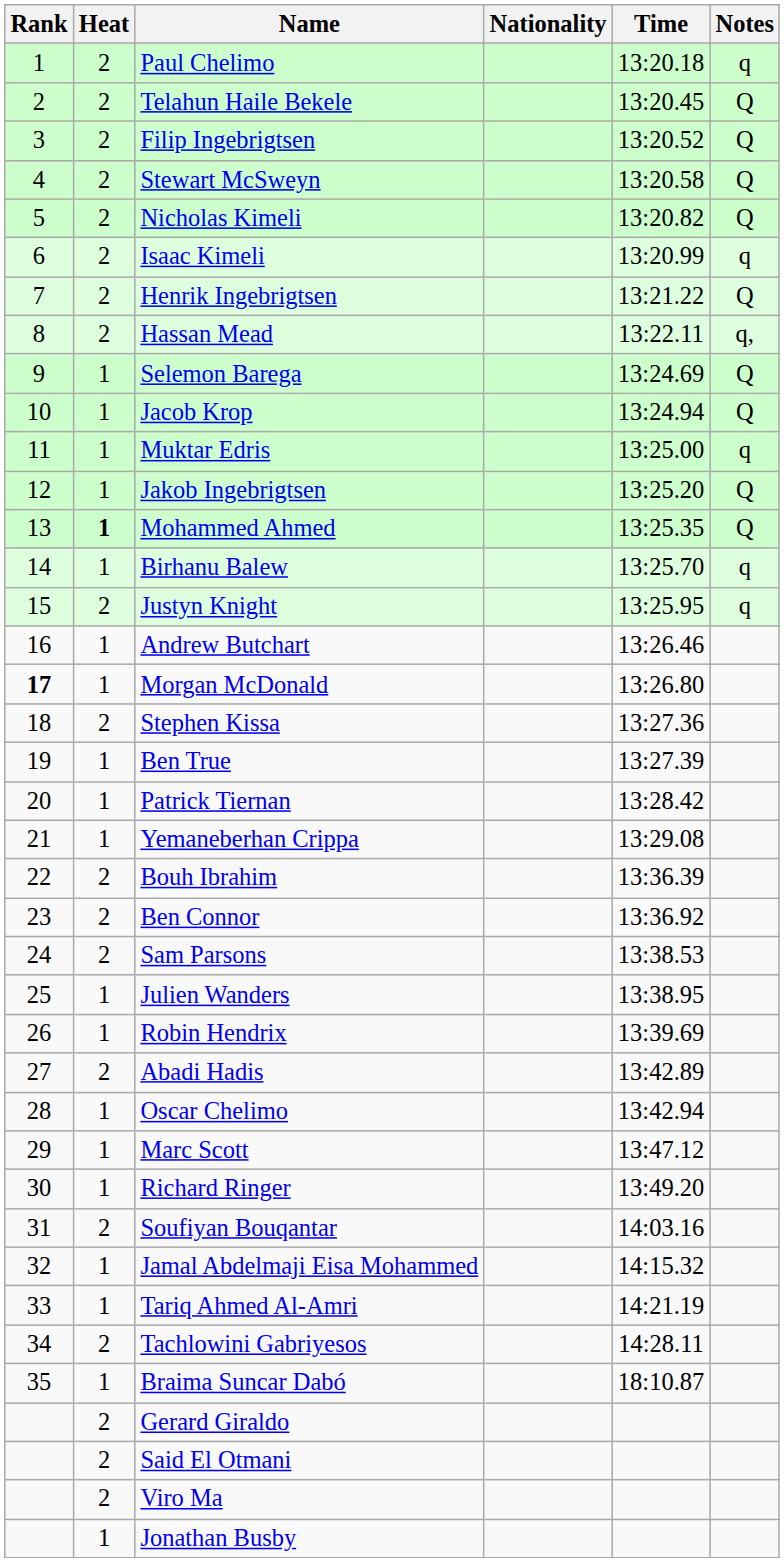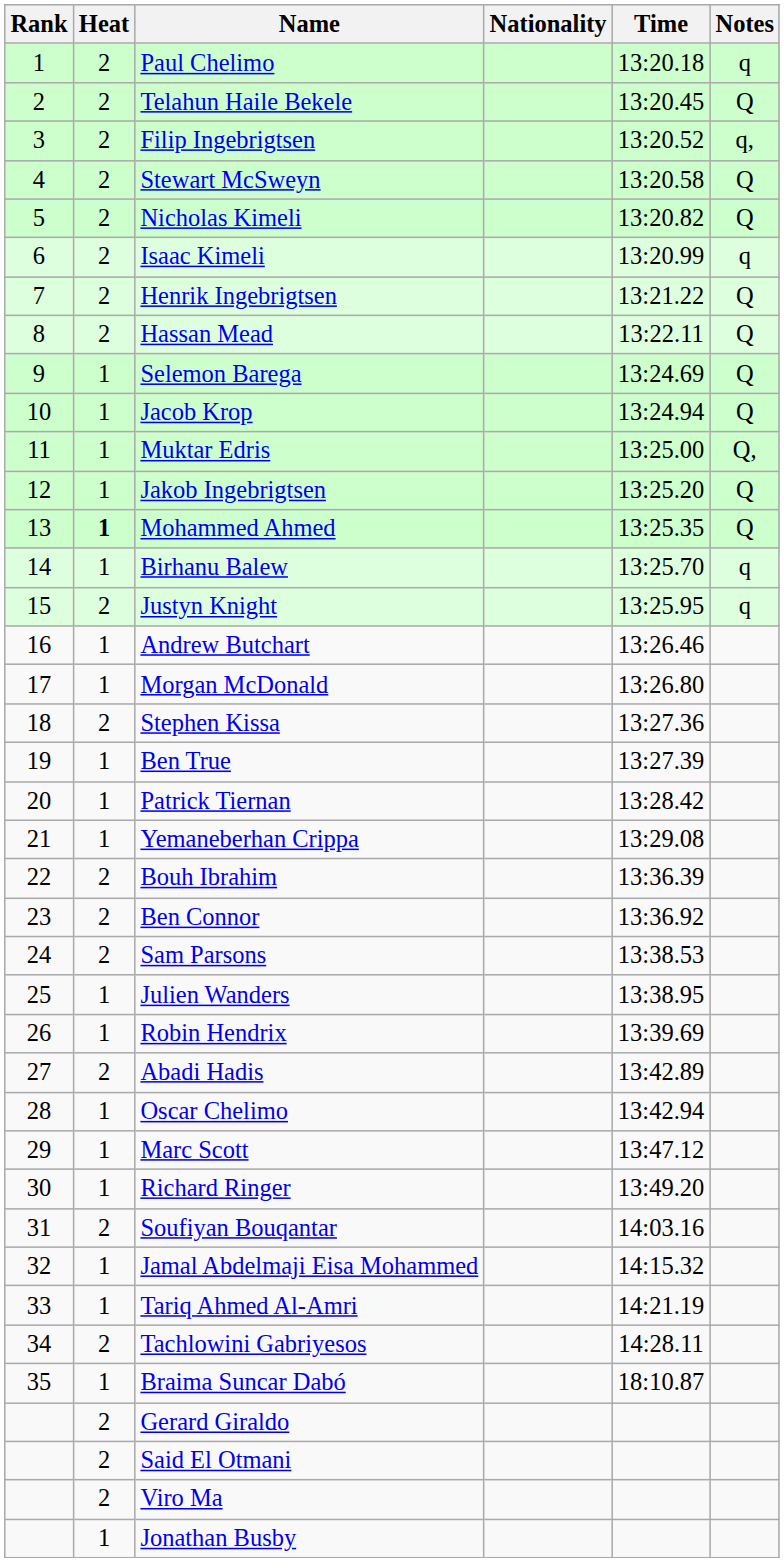(745, 140) Q -> (745, 140) q,
(745, 334) q, -> (745, 334) Q
(745, 450) q -> (745, 450) Q,
(39, 683) bold -> (39, 683) normal
